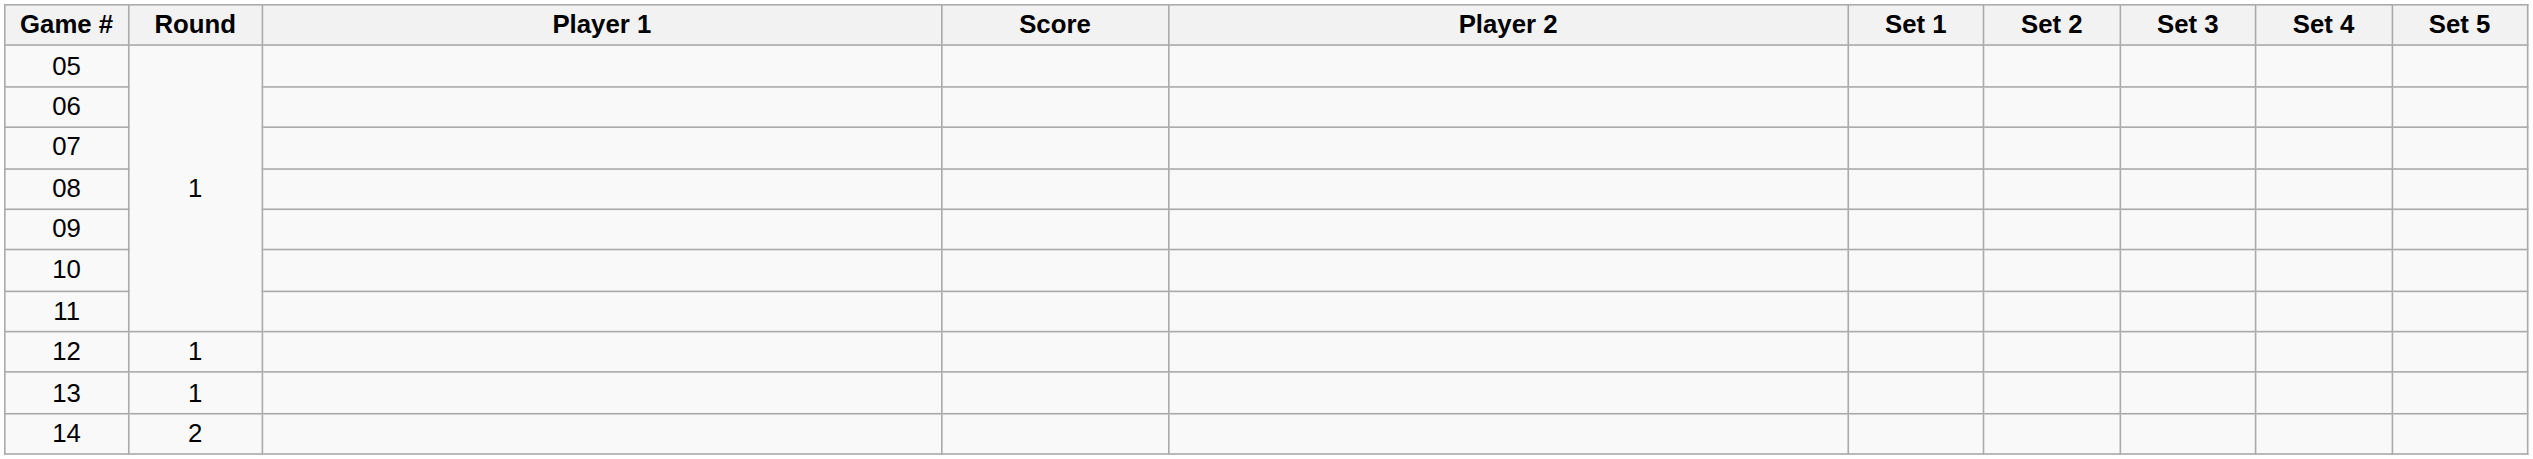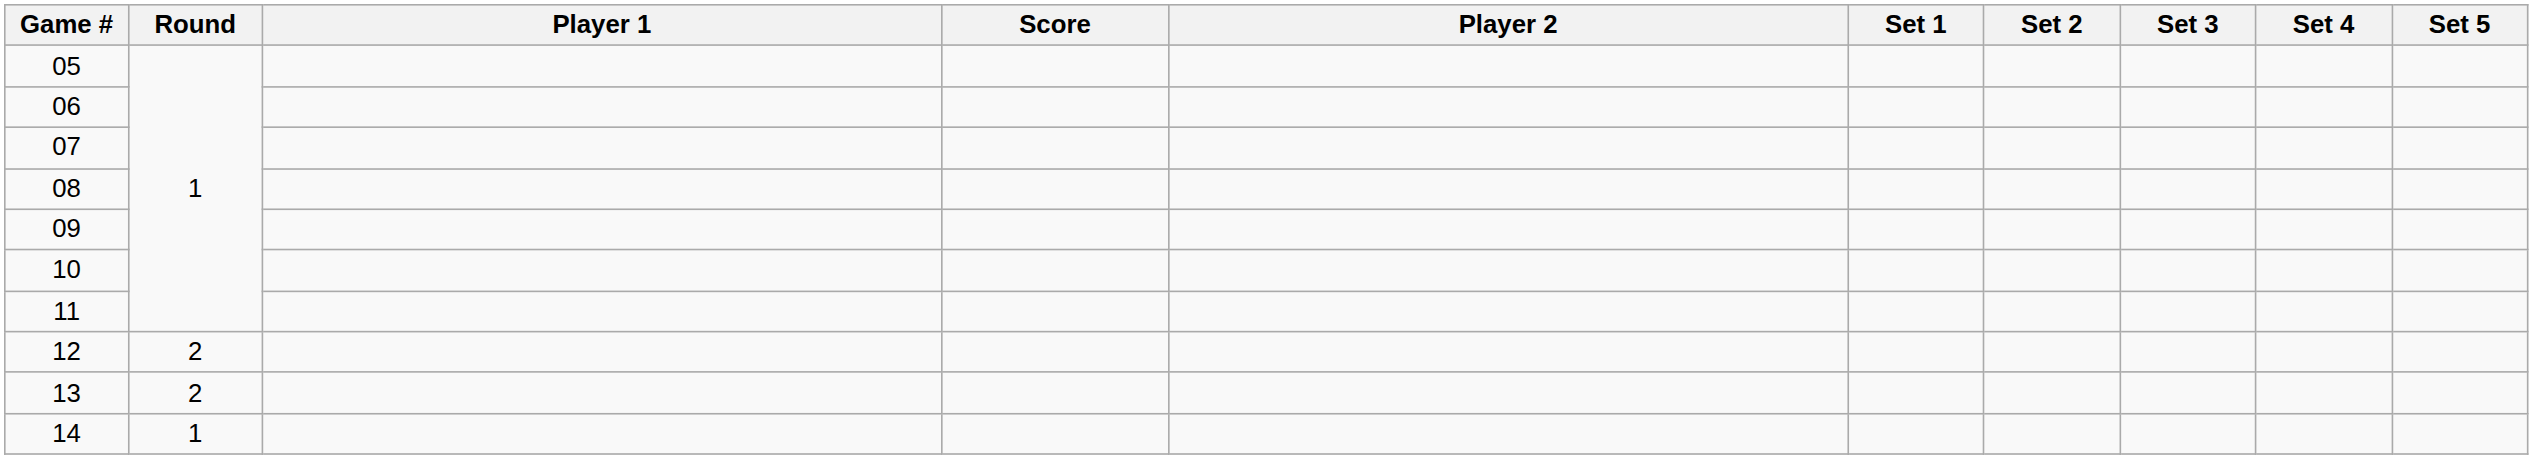(195, 351) 1 -> (195, 351) 2
(195, 392) 1 -> (195, 392) 2
(195, 433) 2 -> (195, 433) 1
